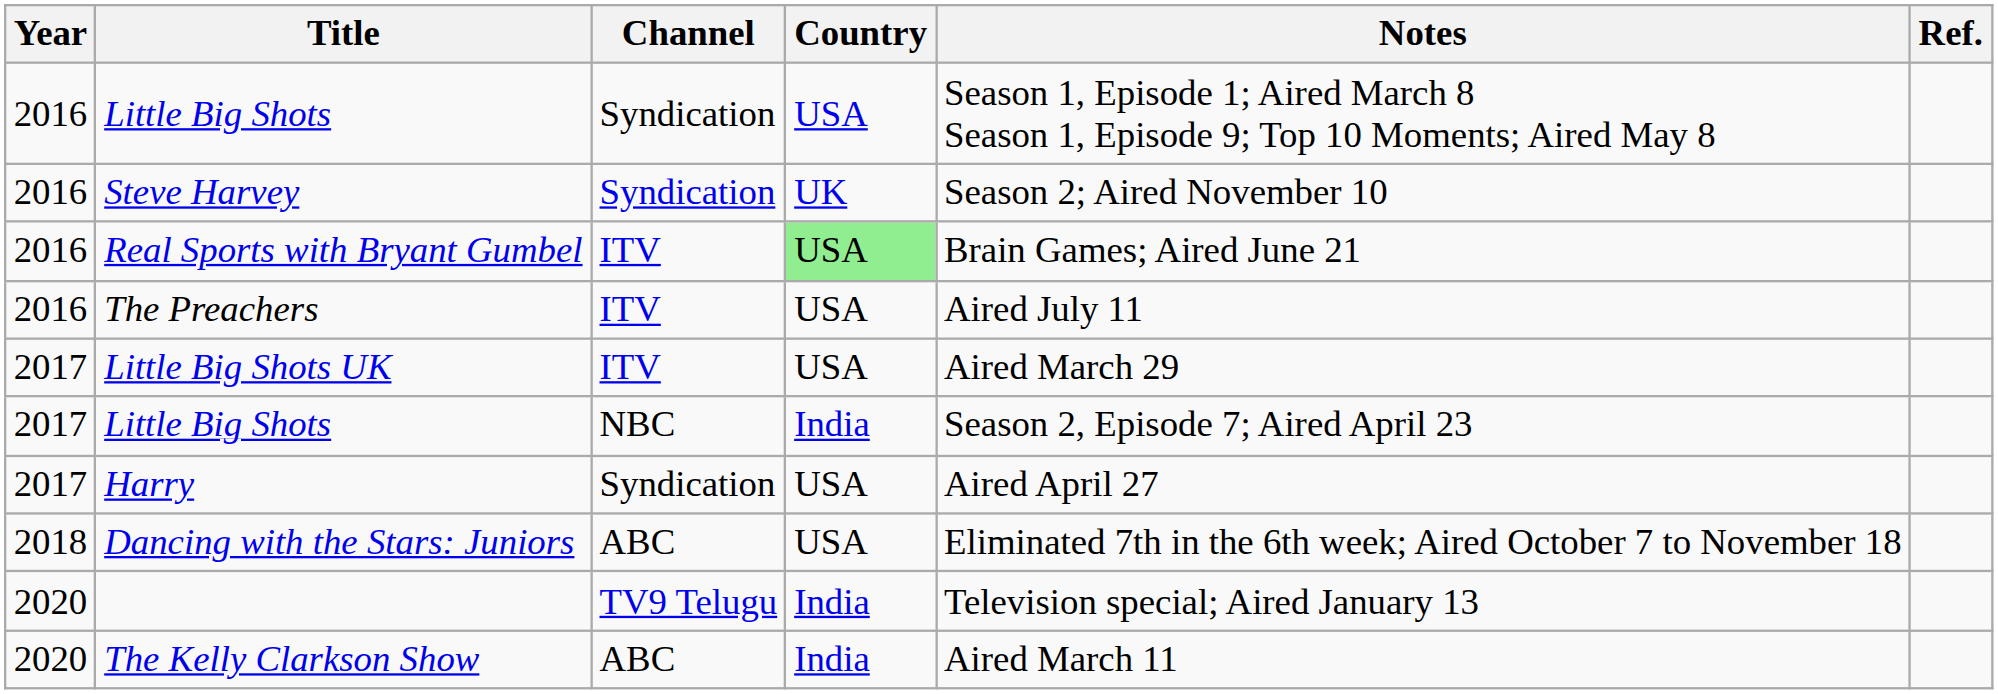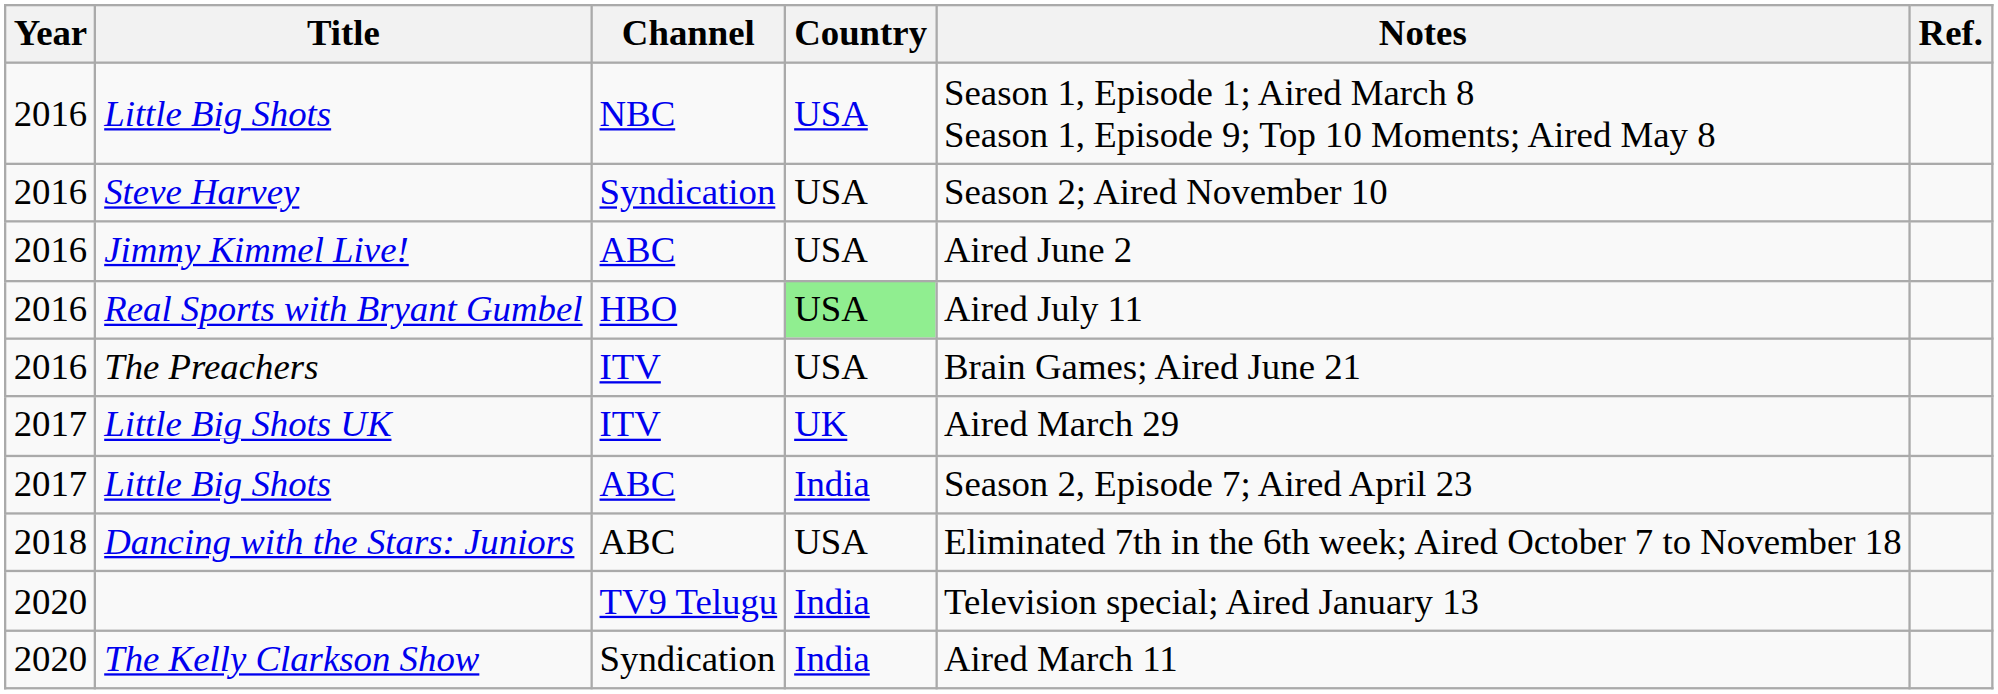(687, 112) Syndication -> (637, 112) NBC
(821, 191) UK -> (831, 191) USA
+ row: (50, 250)
(630, 250) ITV -> (638, 308) HBO
(1153, 250) Brain Games; Aired June 21 -> (1044, 308) Aired July 11
(1044, 308) Aired July 11 -> (1153, 366) Brain Games; Aired June 21
(831, 366) USA -> (821, 425) UK
(637, 425) NBC -> (637, 483) ABC
- row: (50, 483)
(637, 658) ABC -> (687, 658) Syndication
